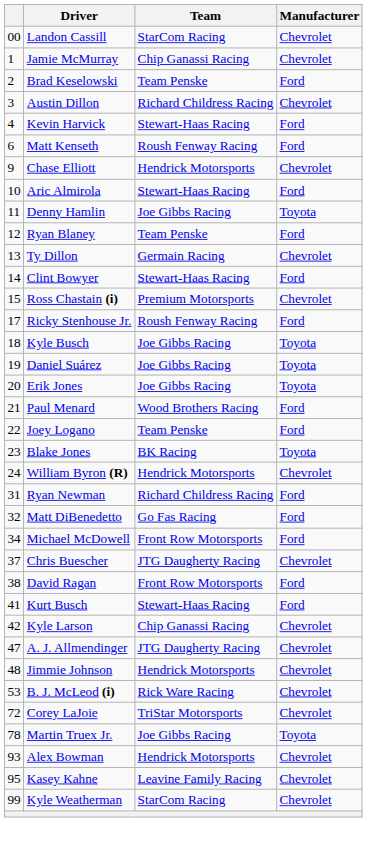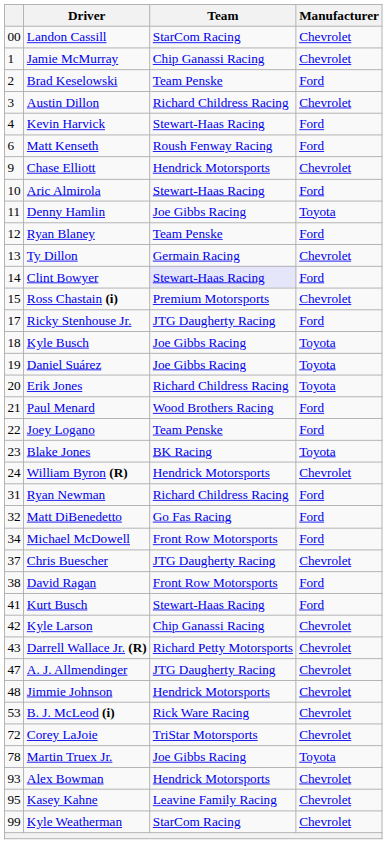(194, 277) no background -> (209, 277) lavender background
(197, 320) Roush Fenway Racing -> (214, 320) JTG Daugherty Racing
(184, 386) Joe Gibbs Racing -> (221, 386) Richard Childress Racing
+ row: (87, 647)
